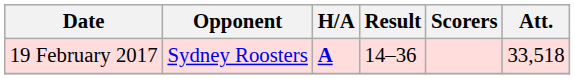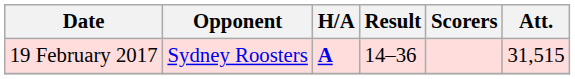(536, 55) 33,518 -> (536, 55) 31,515
